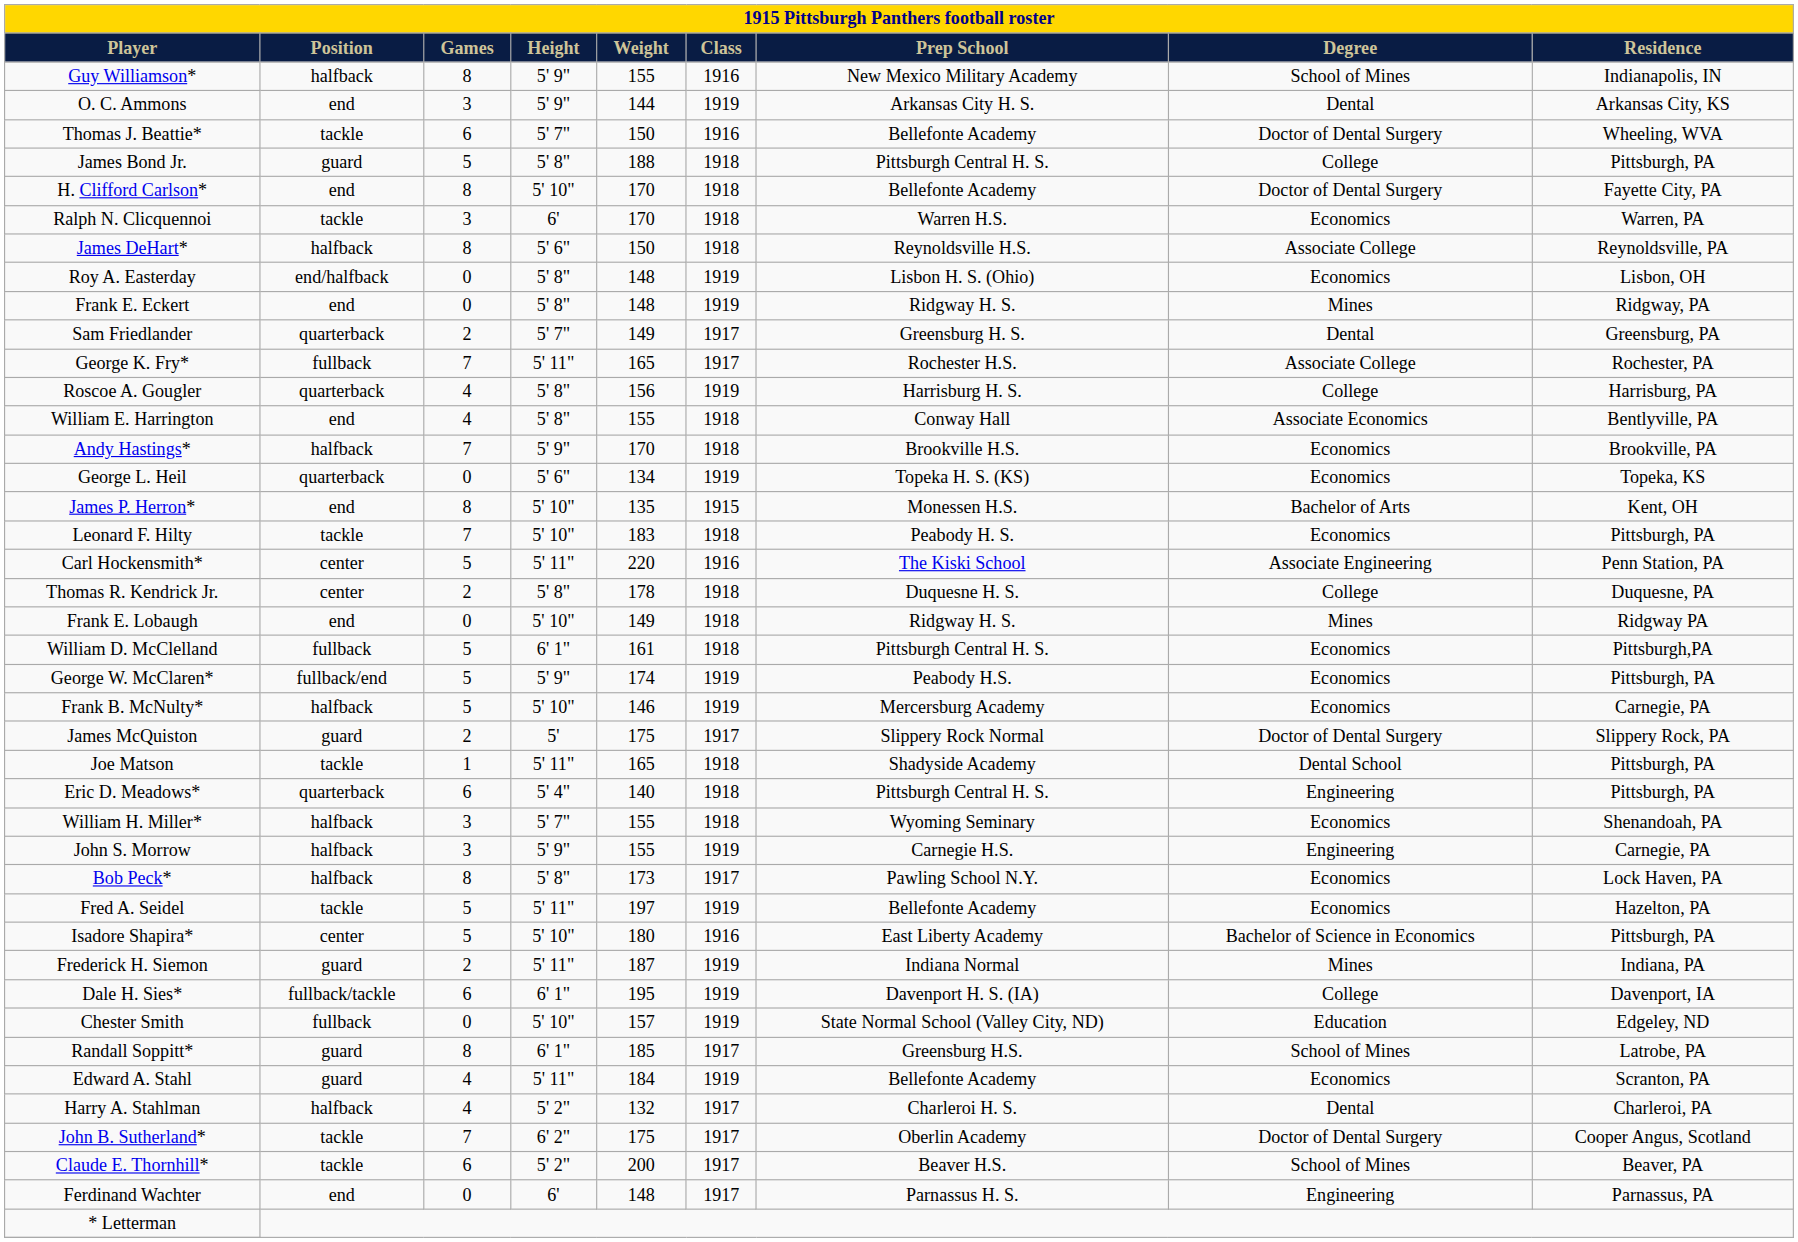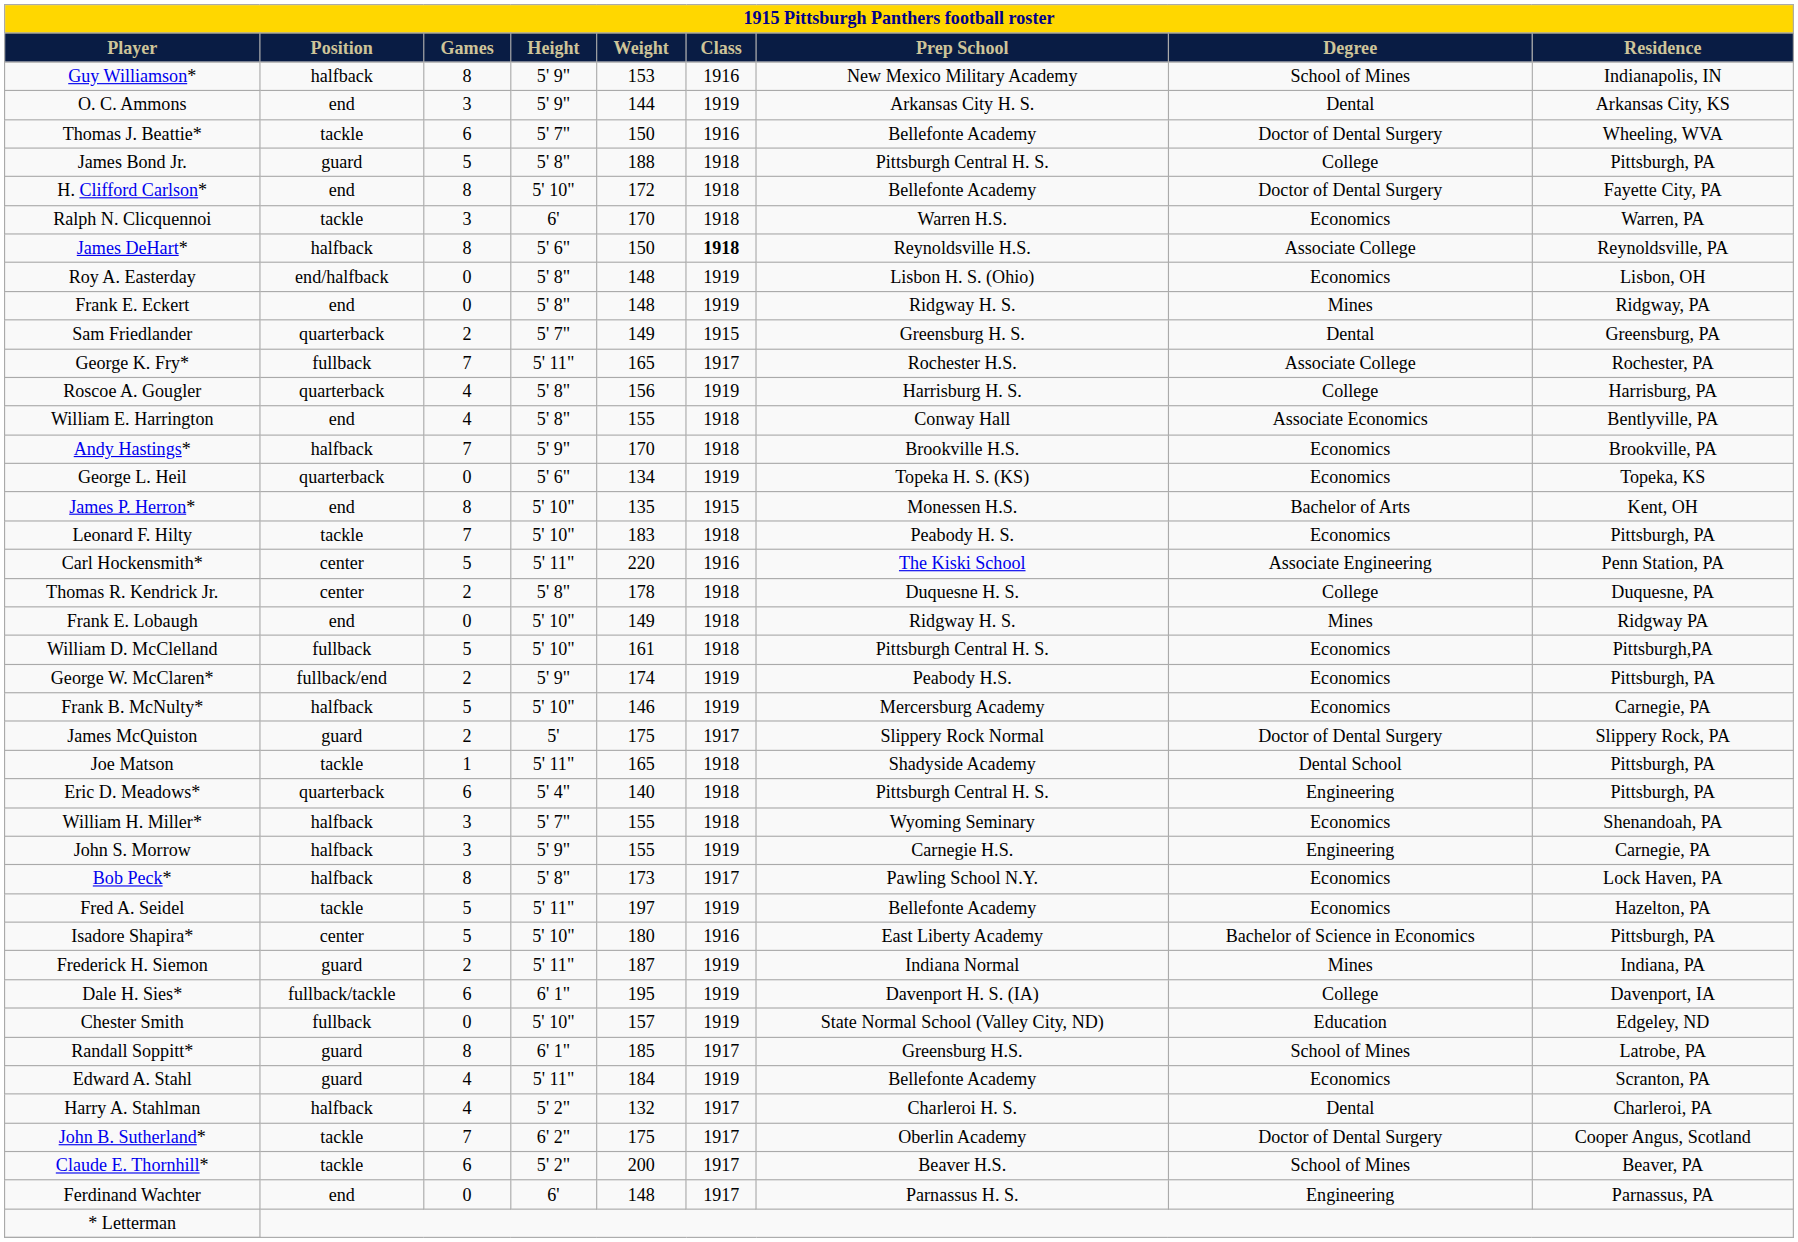(641, 76) 155 -> (641, 76) 153
(641, 190) 170 -> (641, 190) 172
(721, 248) normal -> (721, 248) bold
(721, 334) 1917 -> (721, 334) 1915
(553, 649) 6' 1" -> (553, 649) 5' 10"
(467, 678) 5 -> (467, 678) 2
